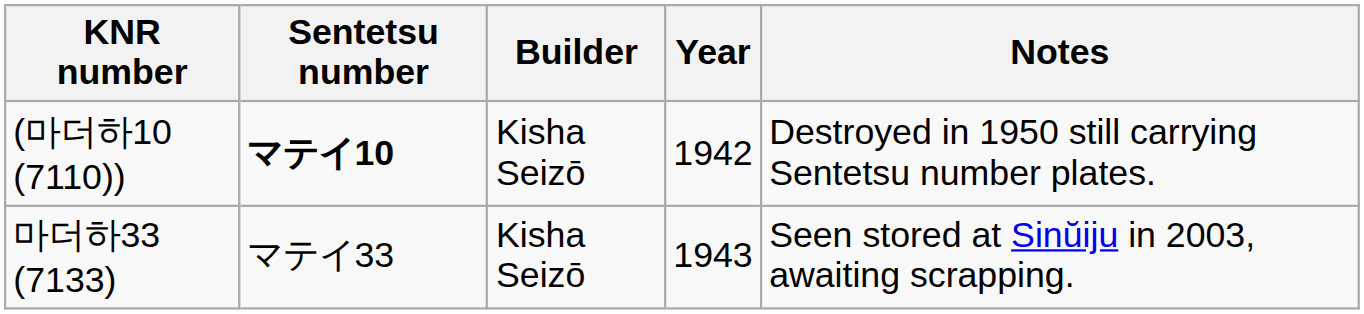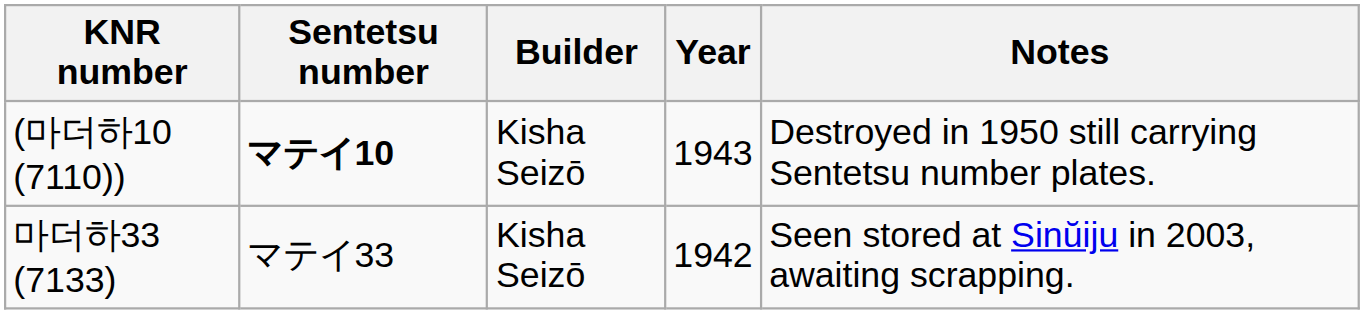(713, 152) 1942 -> (713, 152) 1943
(713, 256) 1943 -> (713, 256) 1942
